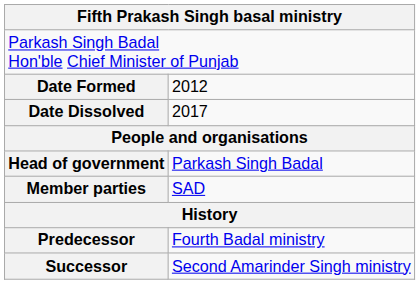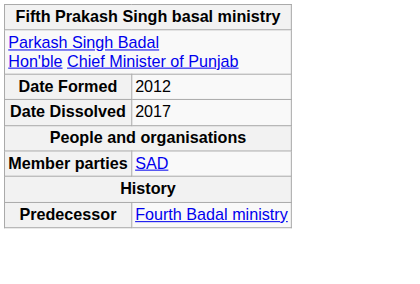- row: (86, 163)
- row: (86, 266)
